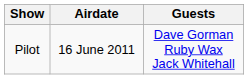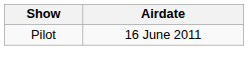- column: (193, 14)
